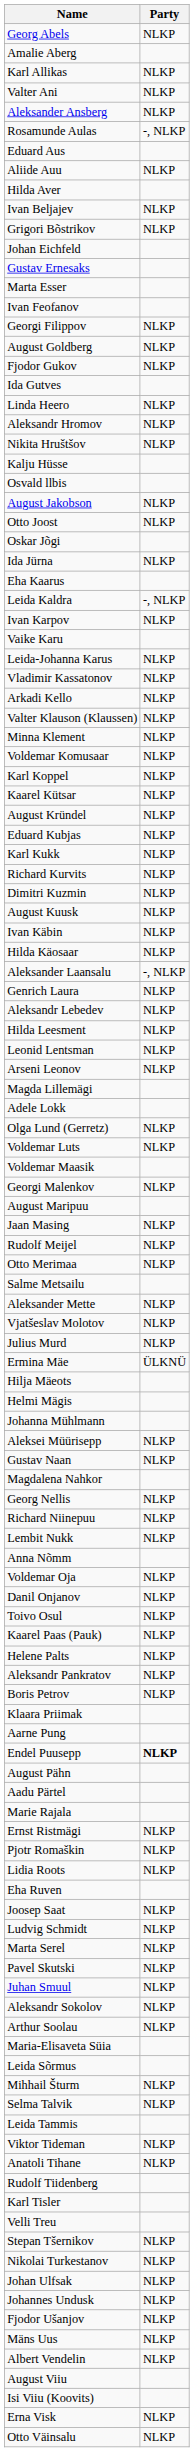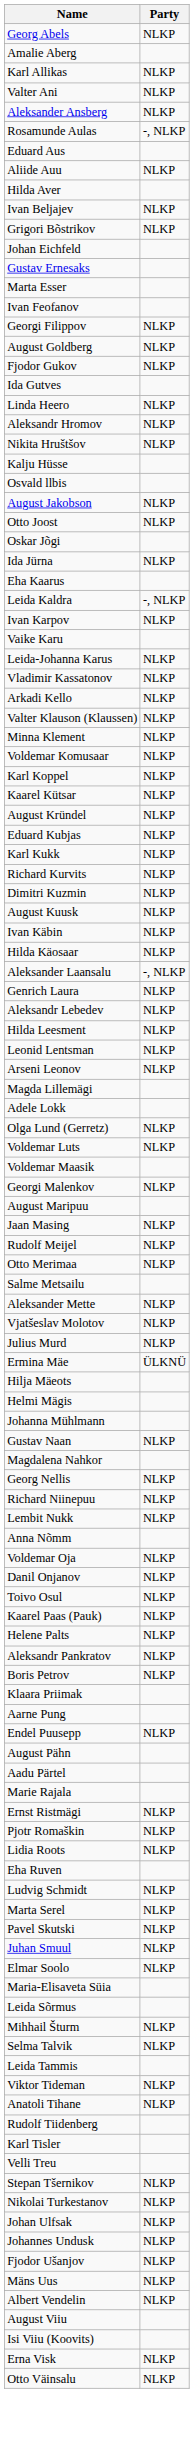- row: (54, 1440)
(160, 1753) bold -> (159, 1733) normal
- row: (36, 1909)
- row: (55, 2007)
- row: (42, 2026)
+ row: (38, 1968)
